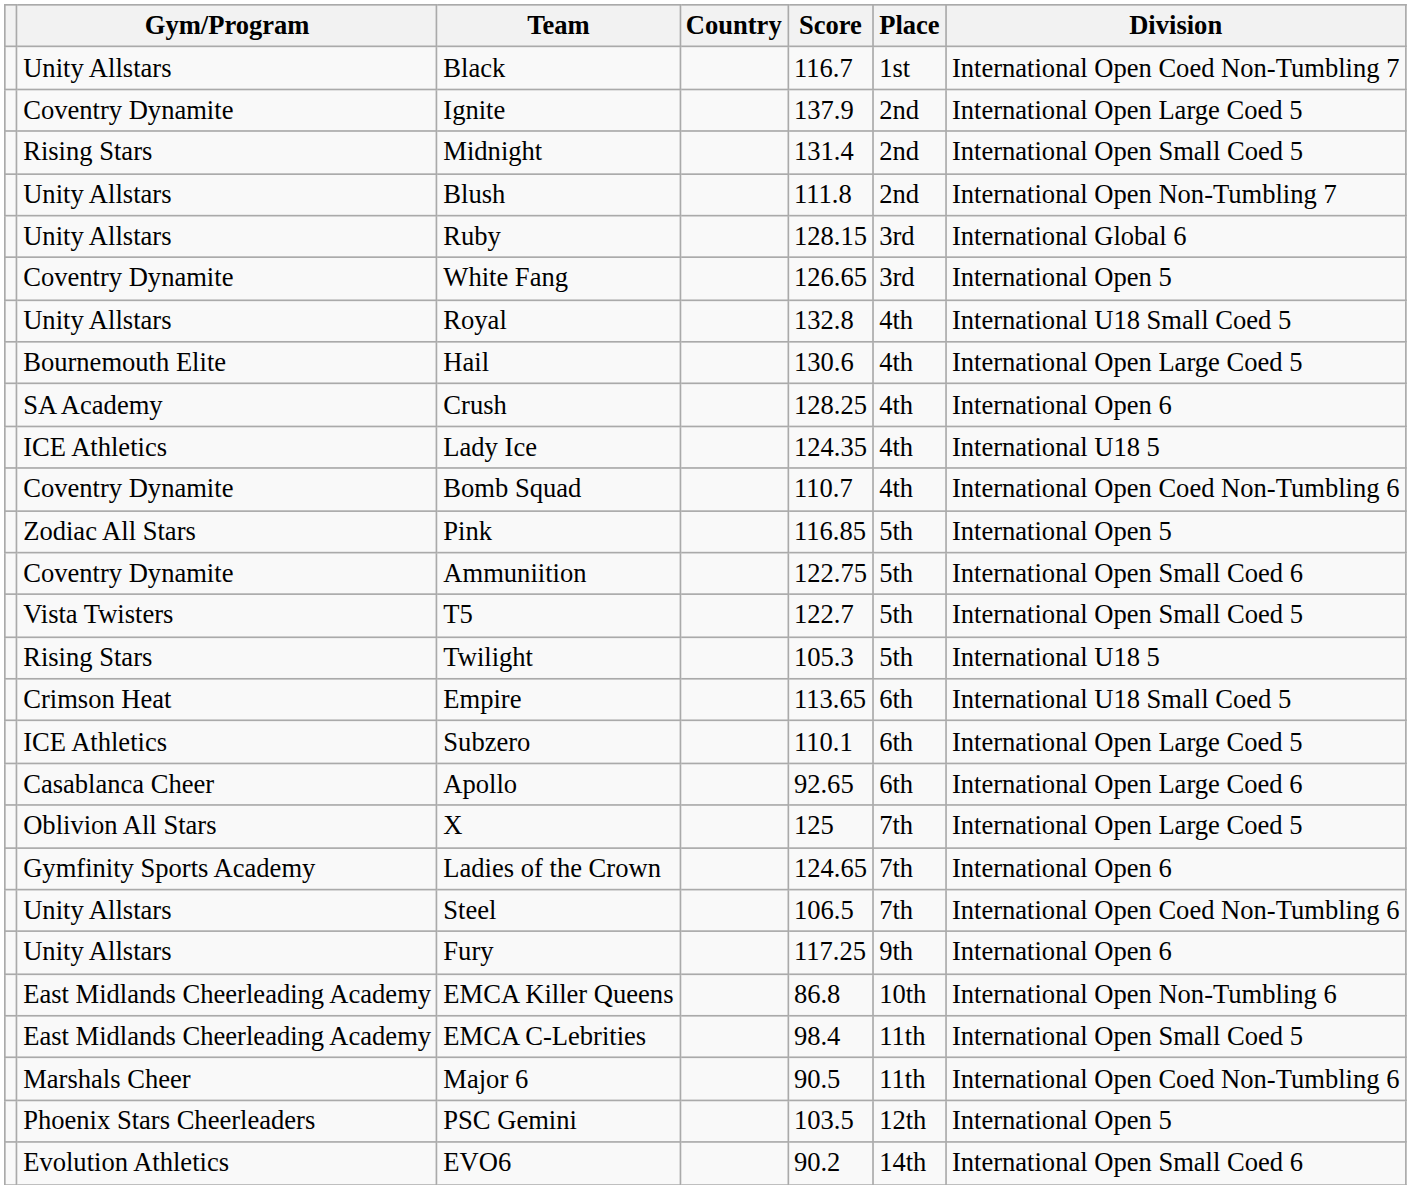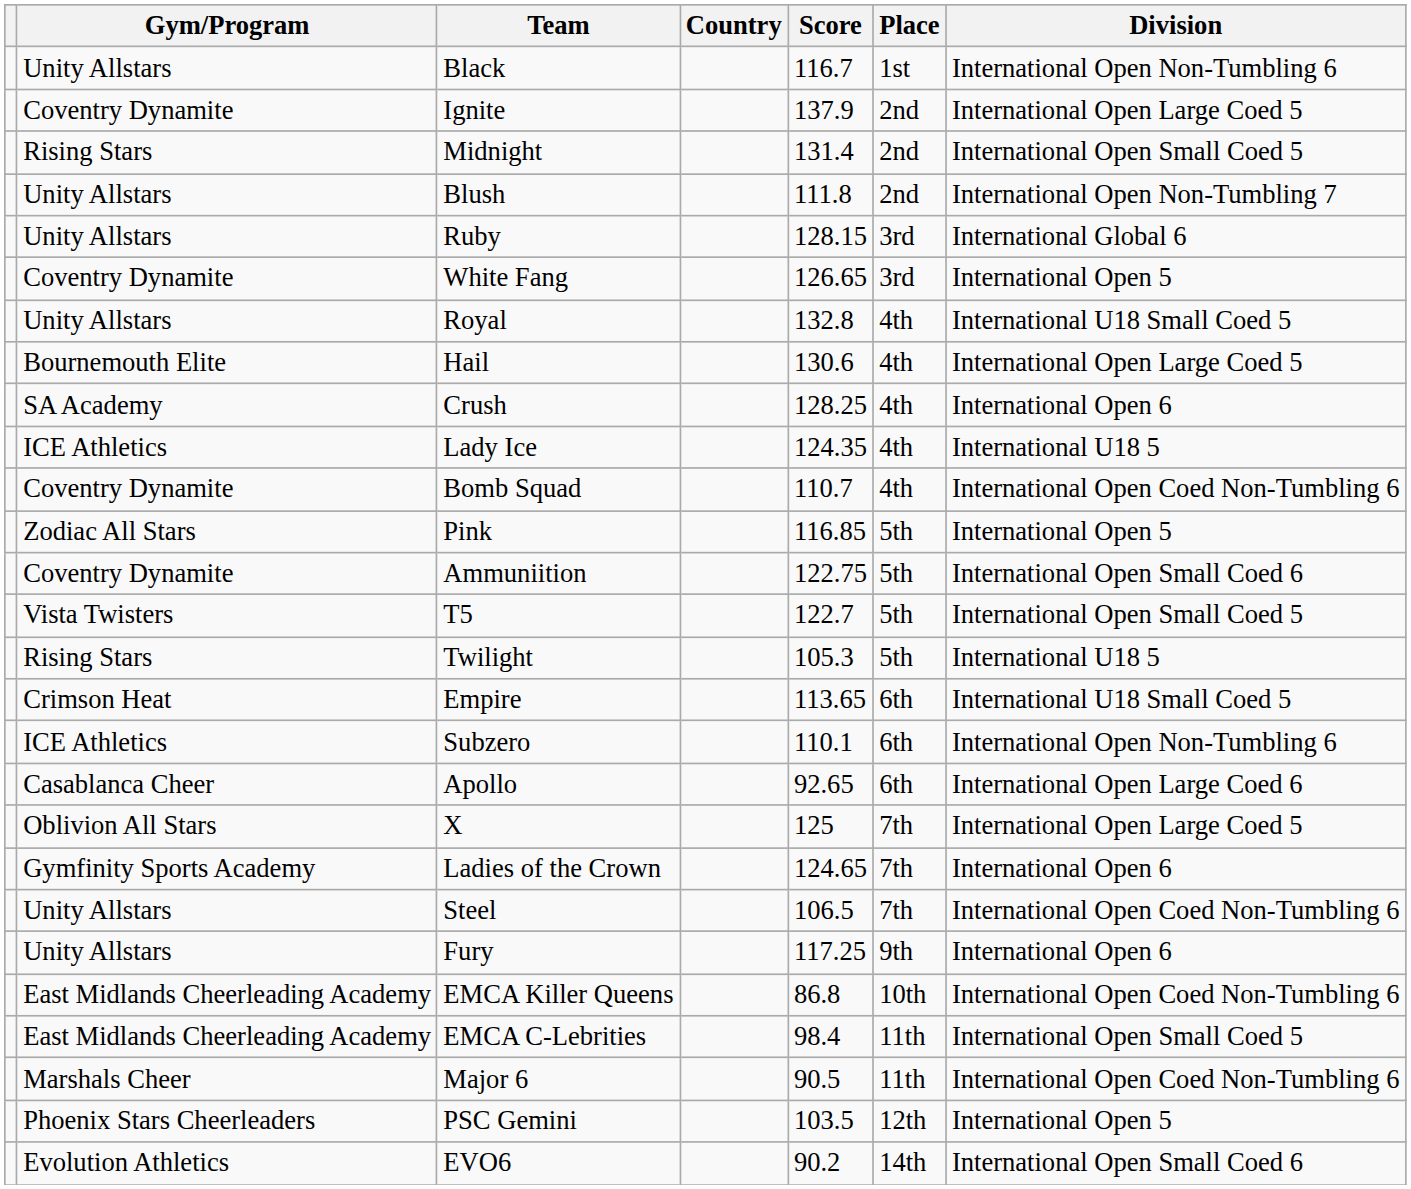(1176, 67) International Open Coed Non-Tumbling 7 -> (1144, 67) International Open Non-Tumbling 6
(1127, 741) International Open Large Coed 5 -> (1144, 741) International Open Non-Tumbling 6
(1144, 994) International Open Non-Tumbling 6 -> (1176, 994) International Open Coed Non-Tumbling 6
